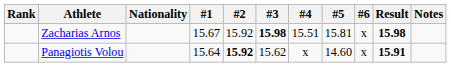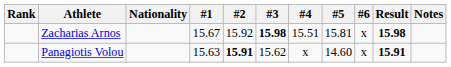(206, 52) 15.64 -> (206, 52) 15.63
(239, 52) 15.92 -> (239, 52) 15.91
